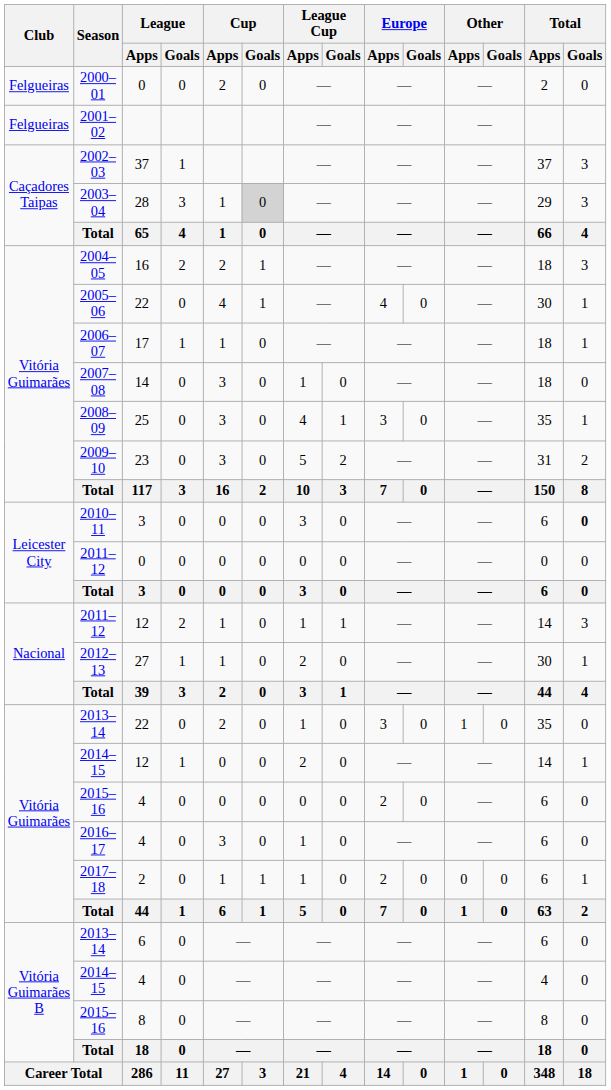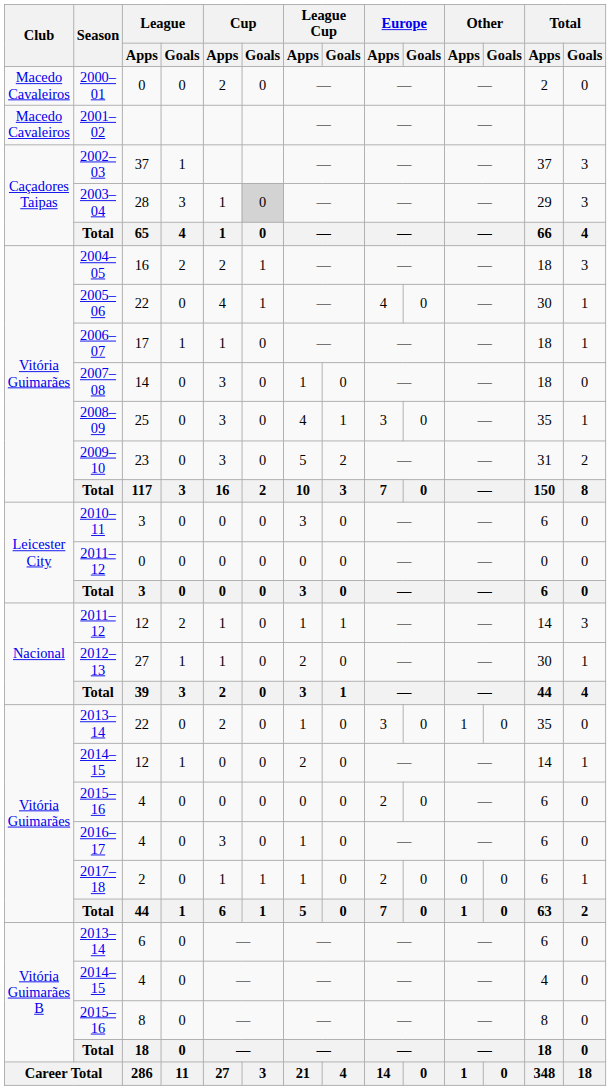(39, 85) Felgueiras -> (39, 85) Macedo Cavaleiros
(39, 124) Felgueiras -> (39, 124) Macedo Cavaleiros
(585, 521) bold -> (585, 521) normal
